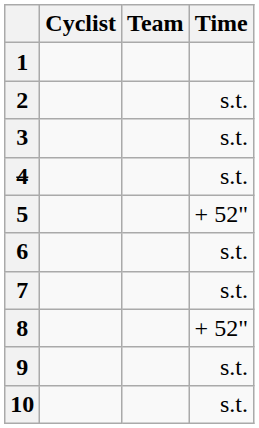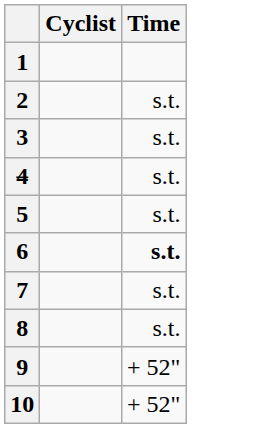- column: (155, 23)
(221, 213) + 52" -> (166, 213) s.t.
(234, 251) normal -> (166, 251) bold
(221, 328) + 52" -> (166, 328) s.t.
(234, 366) s.t. -> (154, 366) + 52"
(234, 404) s.t. -> (154, 404) + 52"
